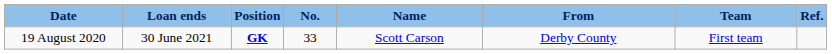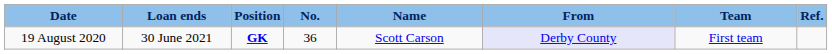(310, 38) 33 -> (310, 38) 36
(578, 38) no background -> (578, 38) lavender background
